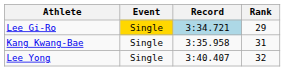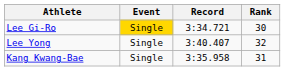(208, 27) lightblue background -> (208, 27) no background
(261, 27) 29 -> (261, 27) 30
rows swapped: (45, 42) <-> (29, 58)
